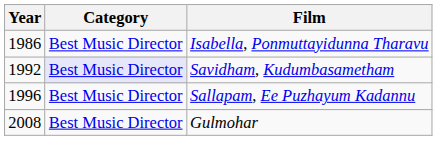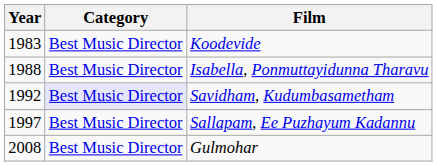+ row: (225, 43)
(25, 43) 1986 -> (25, 69) 1988
(25, 95) 1996 -> (25, 122) 1997
